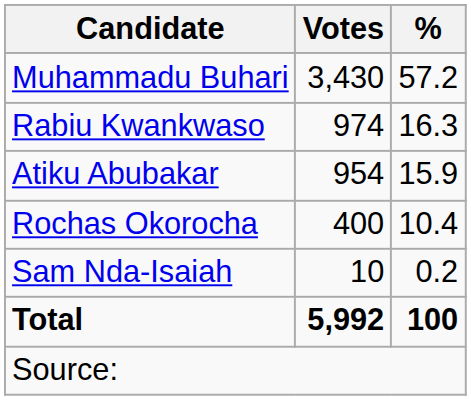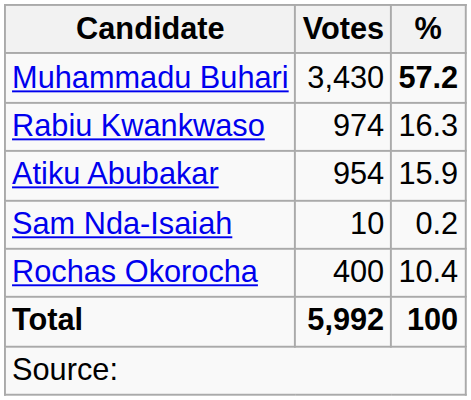(428, 77) normal -> (428, 77) bold
rows swapped: (135, 223) <-> (122, 272)
